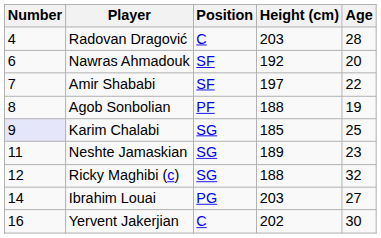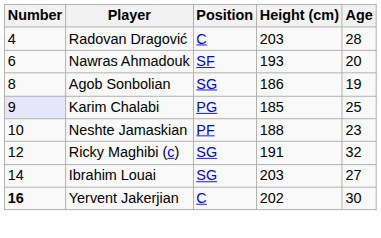(272, 61) 192 -> (272, 61) 193
- row: (112, 84)
(206, 107) PF -> (207, 84) SG
(272, 107) 188 -> (272, 84) 186
(207, 130) SG -> (207, 107) PG
(15, 152) 11 -> (16, 130) 10
(207, 152) SG -> (206, 130) PF
(272, 152) 189 -> (272, 130) 188
(272, 175) 188 -> (272, 152) 191
(207, 198) PG -> (207, 175) SG
(16, 221) normal -> (16, 198) bold
